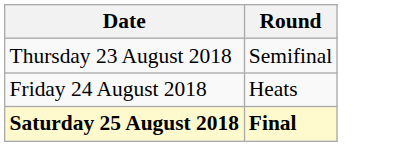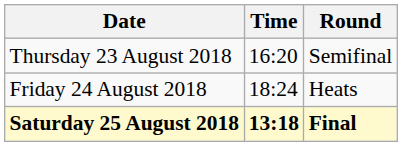+ column: (274, 21)
